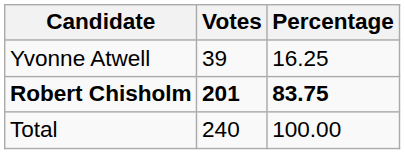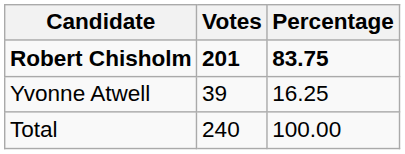rows swapped: (101, 93) <-> (80, 58)
